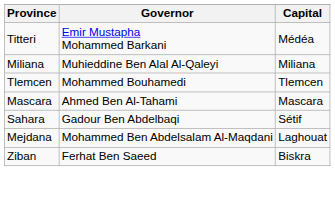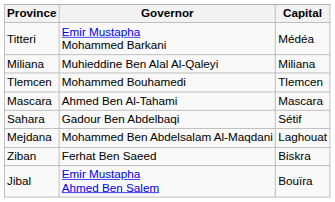+ row: (19, 181)
